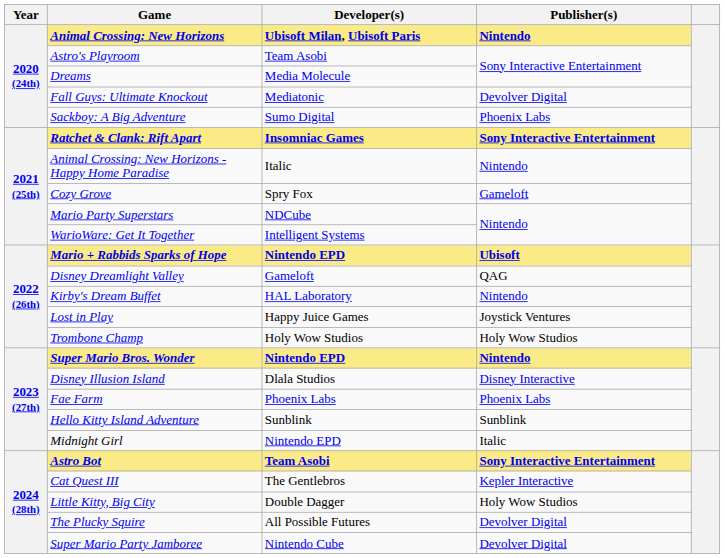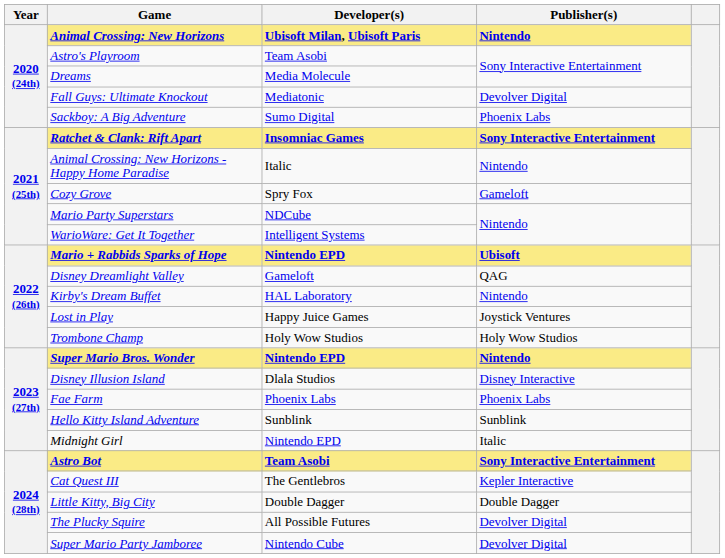(528, 502) Holy Wow Studios -> (519, 502) Double Dagger
